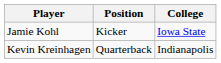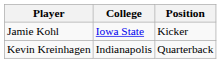columns swapped: (124, 13) <-> (185, 13)
